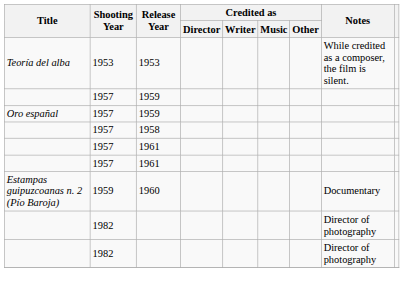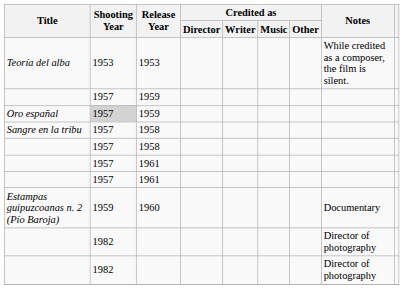(103, 113) no background -> (103, 113) lightgrey background
+ row: (44, 130)
